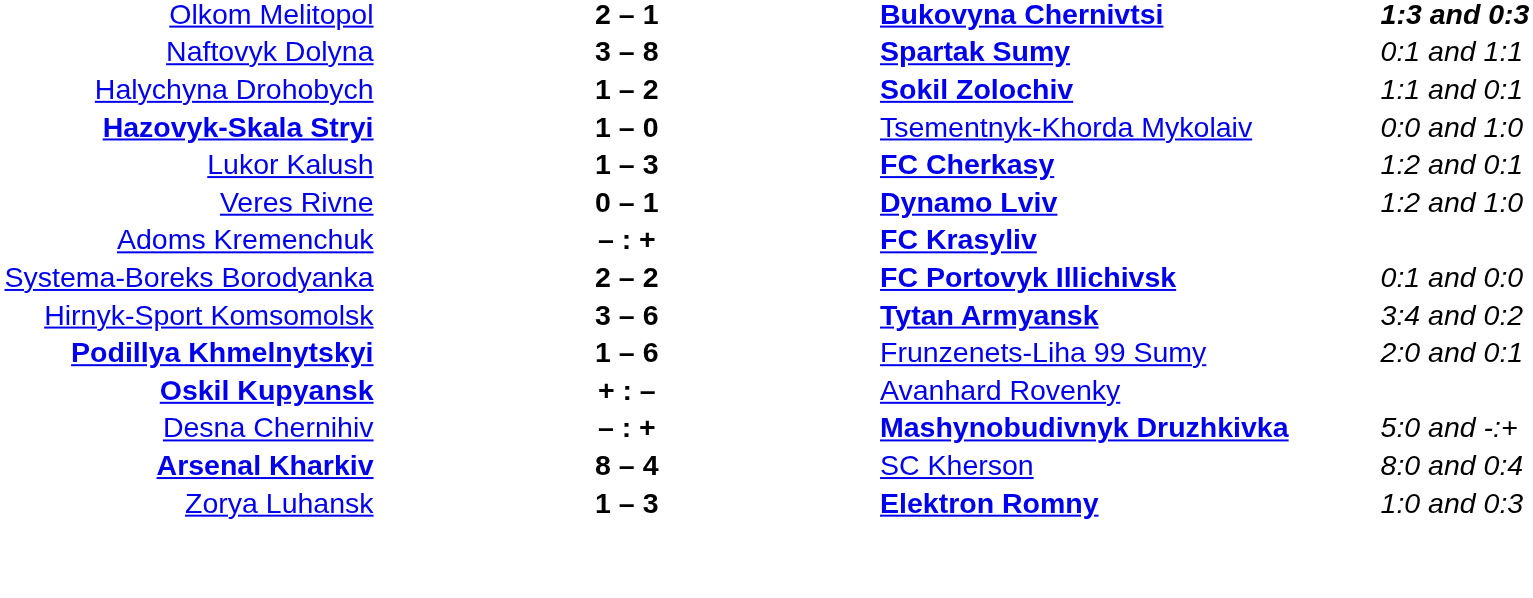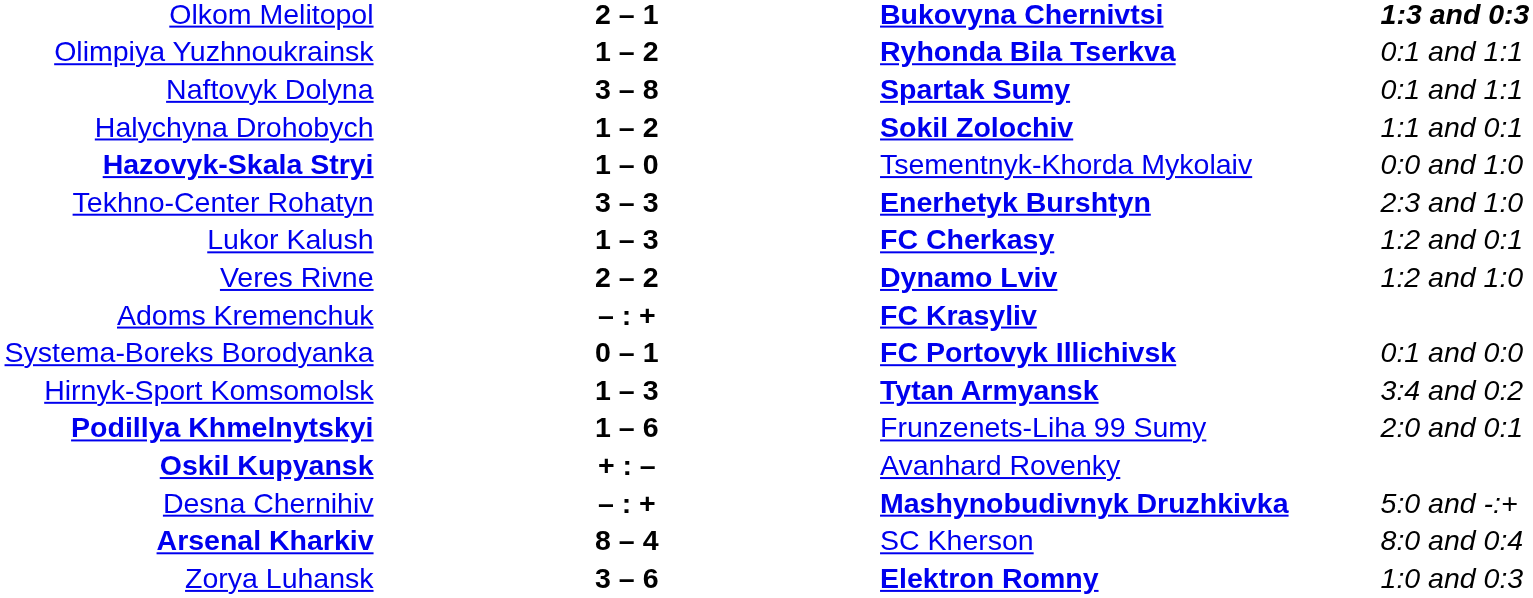+ row: (214, 51)
+ row: (223, 202)
(627, 202) 0 – 1 -> (627, 277) 2 – 2
(627, 277) 2 – 2 -> (627, 352) 0 – 1
(627, 315) 3 – 6 -> (627, 390) 1 – 3
(627, 503) 1 – 3 -> (627, 578) 3 – 6
